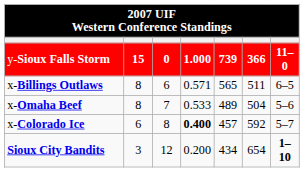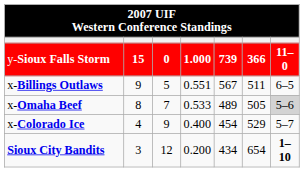(138, 85) 8 -> (138, 85) 9
(167, 85) 6 -> (167, 85) 5
(197, 85) 0.571 -> (197, 85) 0.551
(228, 85) 565 -> (228, 85) 567
(256, 104) 504 -> (256, 104) 505
(285, 104) no background -> (285, 104) lightgrey background
(138, 124) 6 -> (138, 124) 4
(167, 124) 8 -> (167, 124) 9
(197, 124) bold -> (197, 124) normal
(228, 124) 457 -> (228, 124) 454
(256, 124) 592 -> (256, 124) 529
